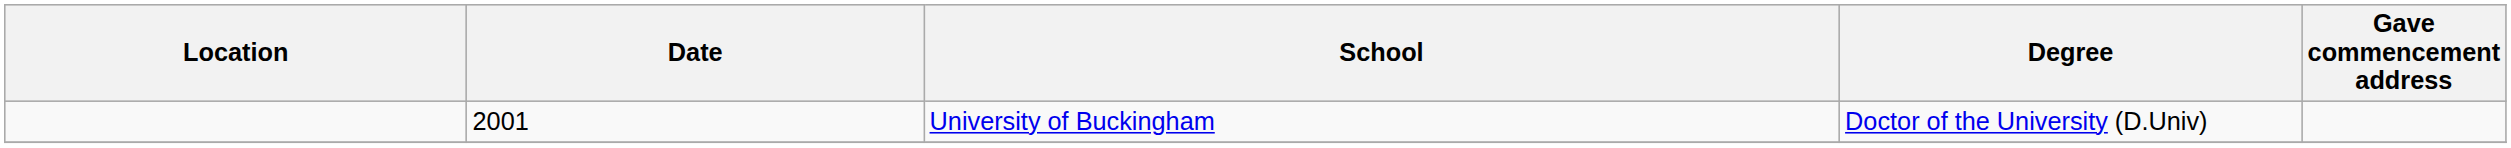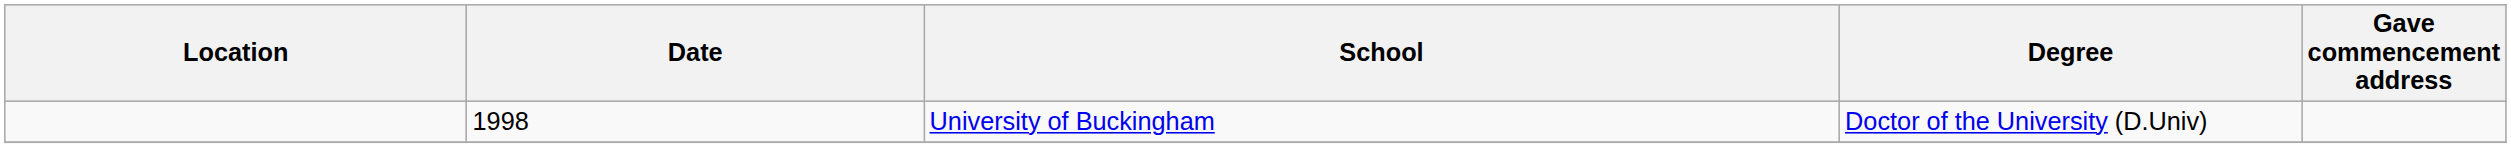(501, 121) 2001 -> (501, 121) 1998
